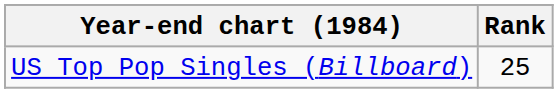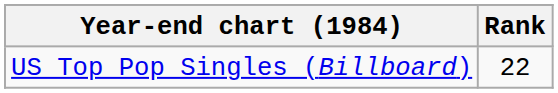(515, 68) 25 -> (515, 68) 22
